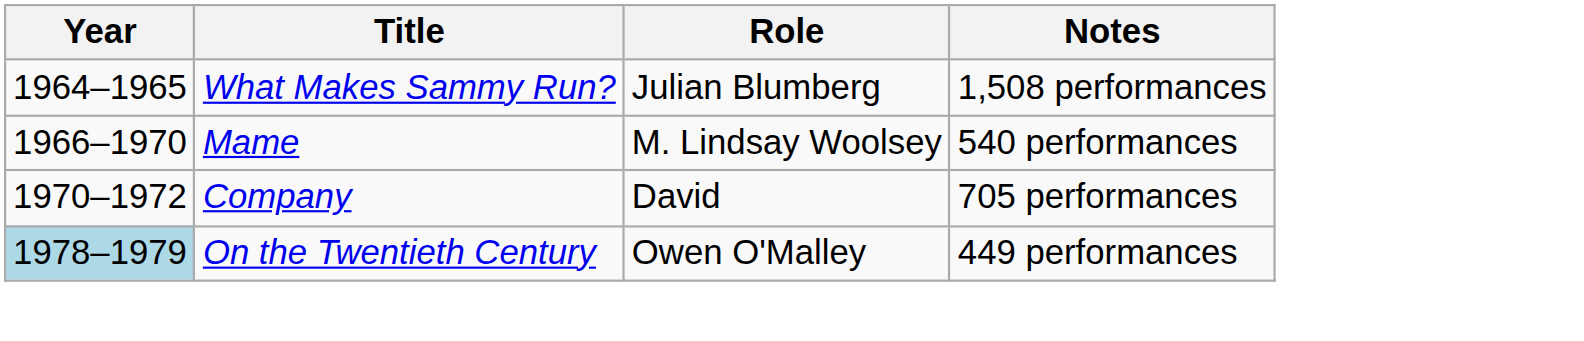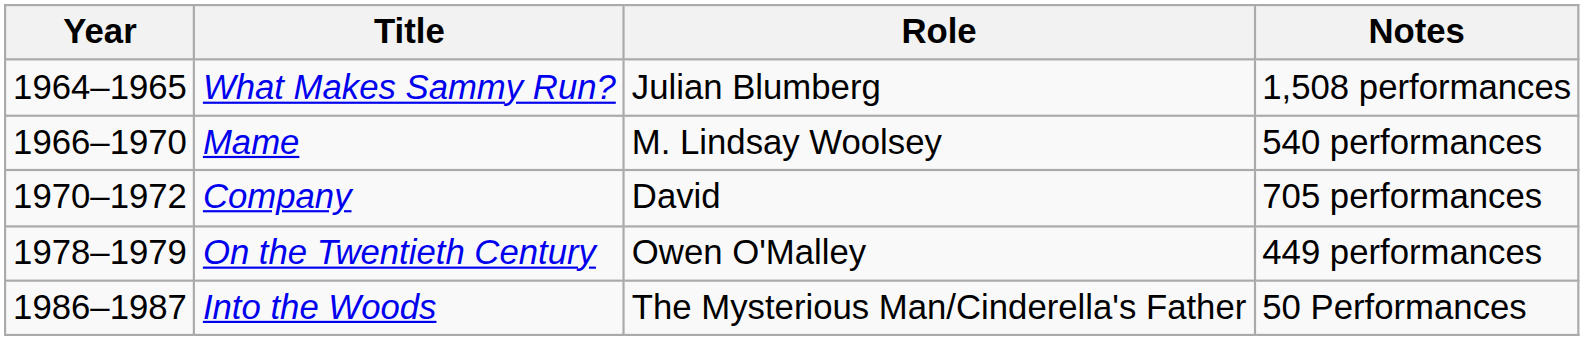(100, 252) lightblue background -> (100, 252) no background
+ row: (320, 307)
